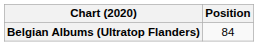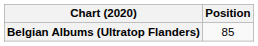(228, 31) 84 -> (228, 31) 85
